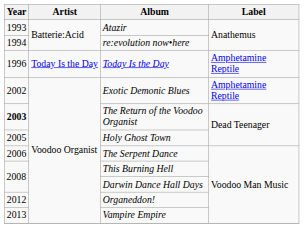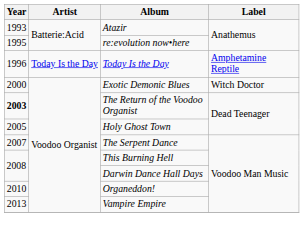(17, 43) 1994 -> (17, 43) 1995
(17, 90) 2002 -> (17, 85) 2000
(239, 90) Amphetamine Reptile -> (237, 85) Witch Doctor
(17, 153) 2006 -> (17, 142) 2007
(17, 199) 2012 -> (17, 188) 2010
